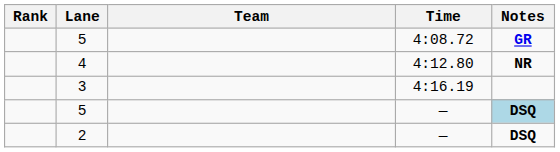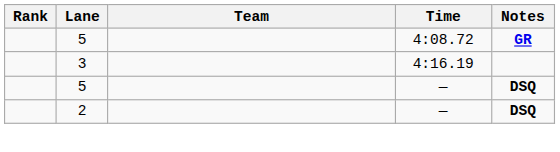- row: (82, 64)
(523, 111) lightblue background -> (523, 88) no background
